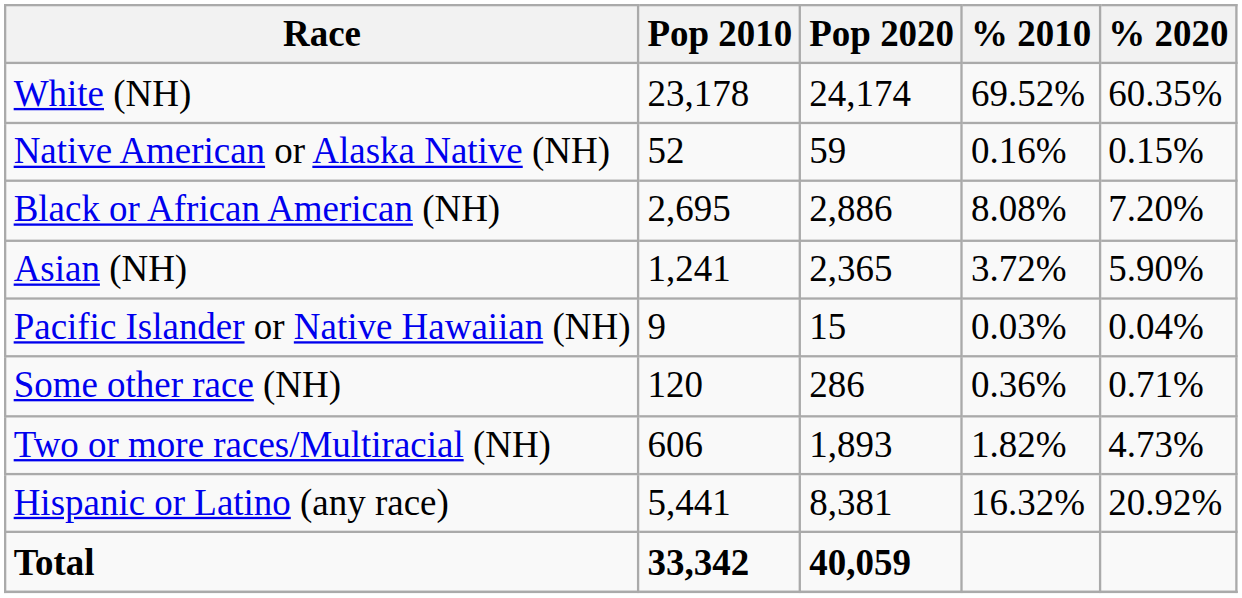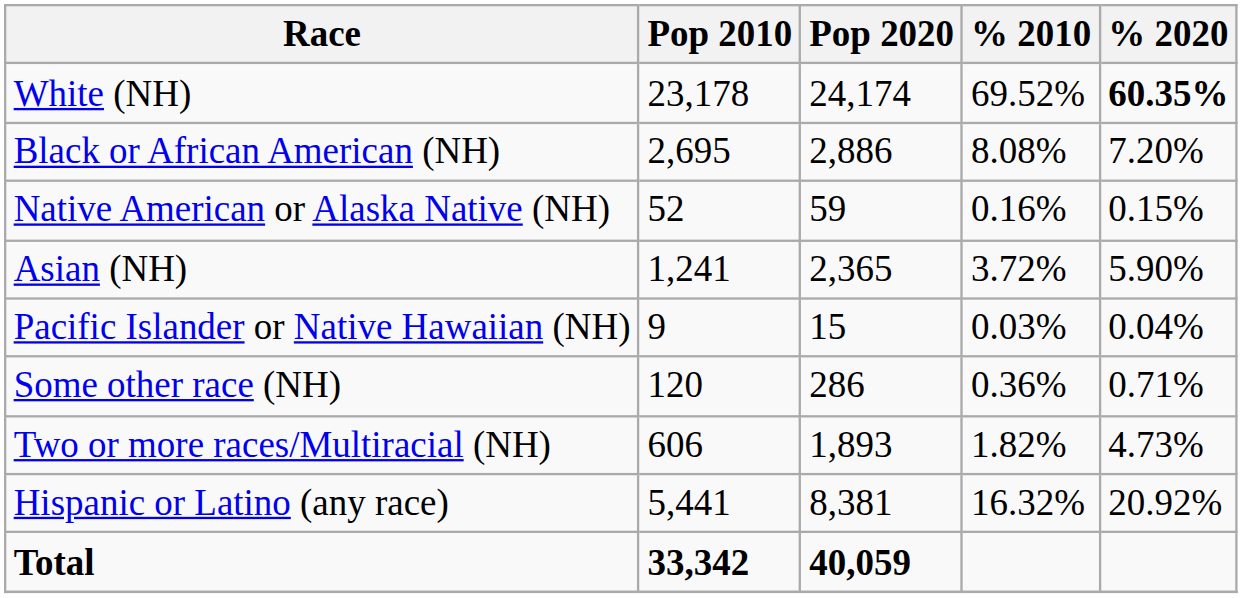(1165, 92) normal -> (1168, 92) bold
rows swapped: (257, 209) <-> (312, 151)
